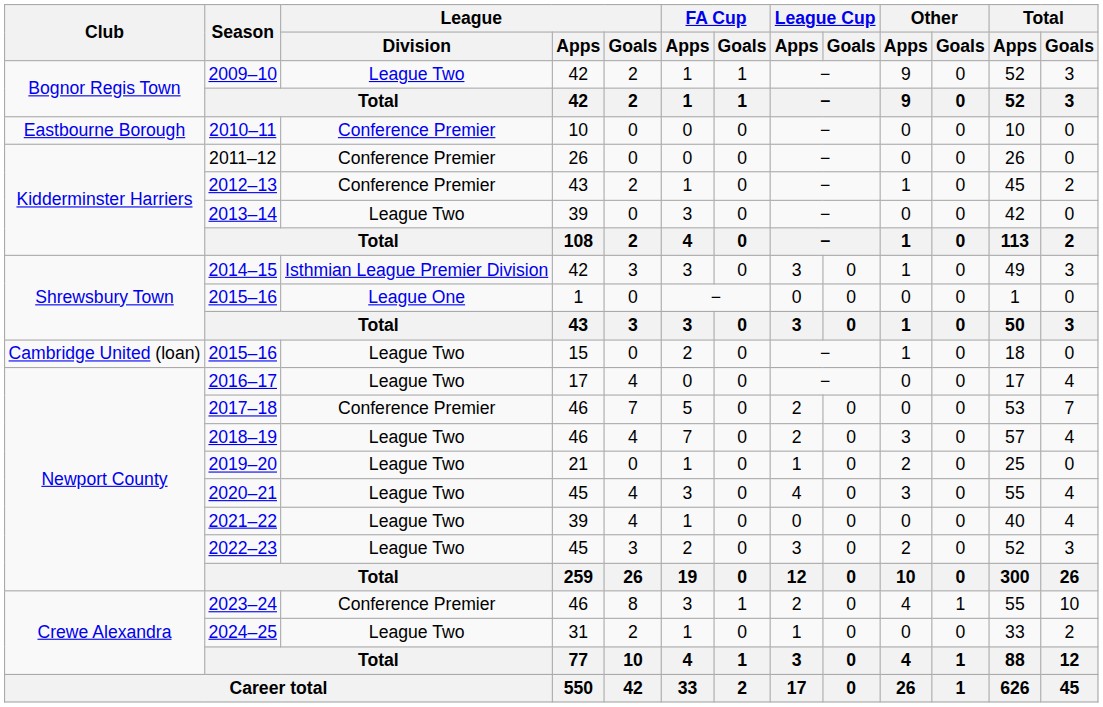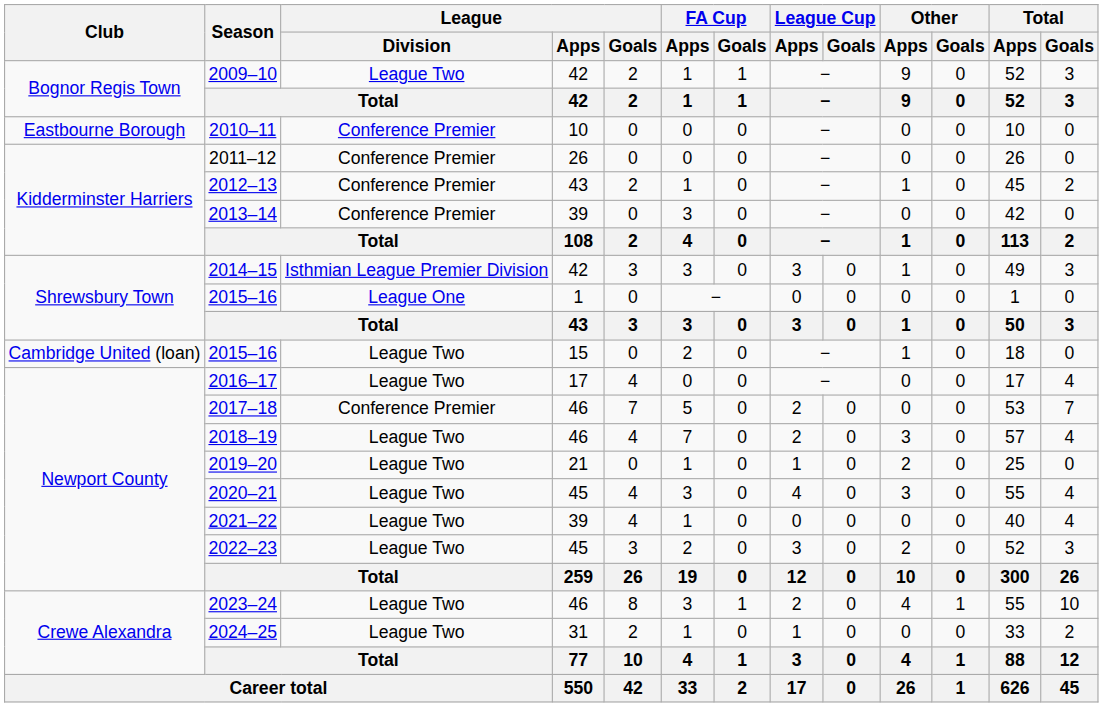(417, 213) League Two -> (417, 213) Conference Premier
(417, 604) Conference Premier -> (417, 604) League Two
